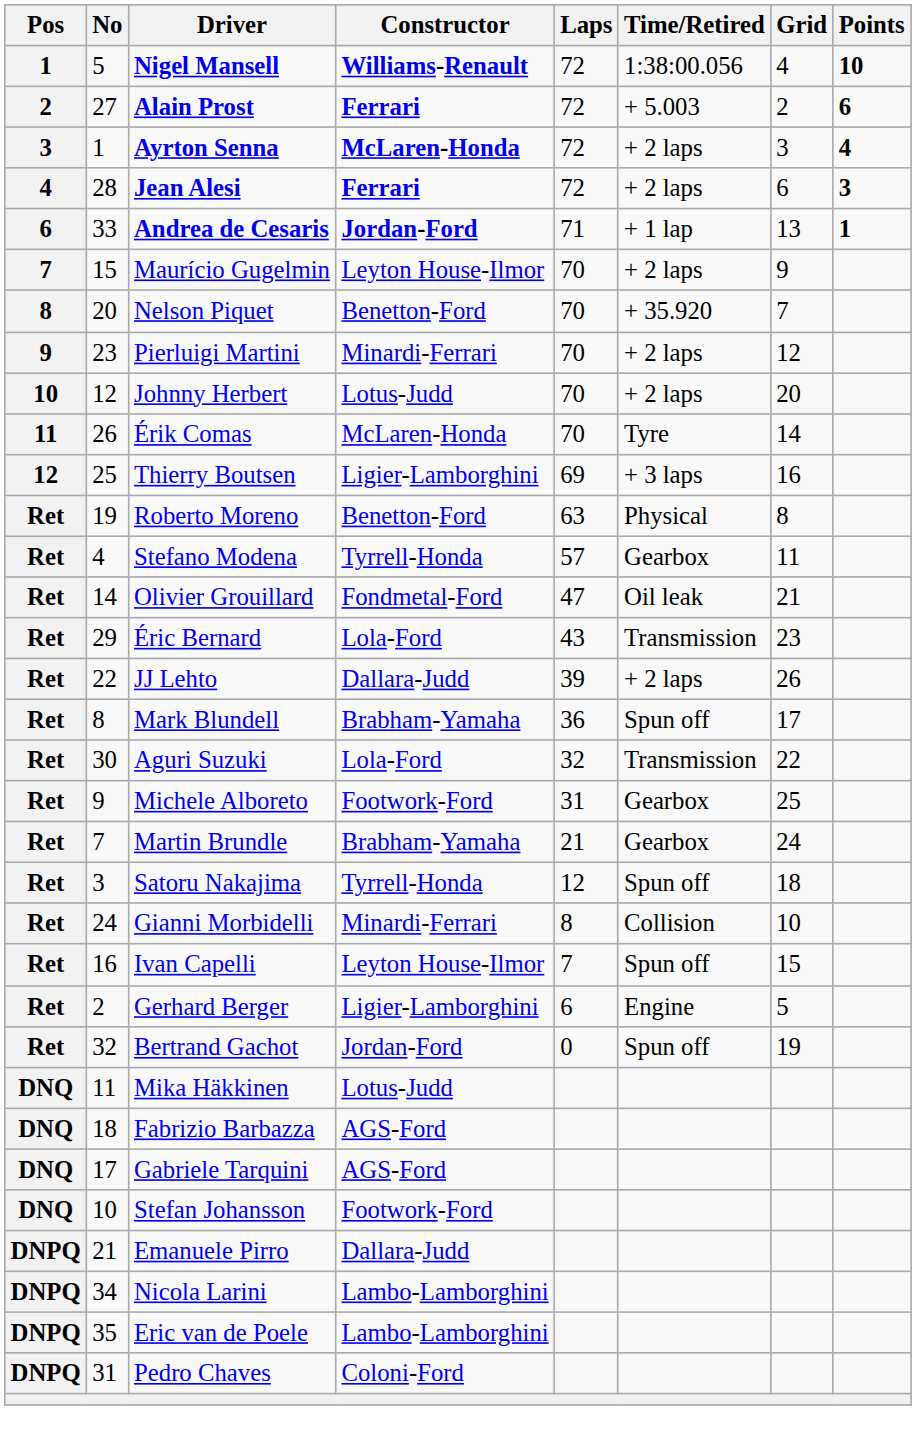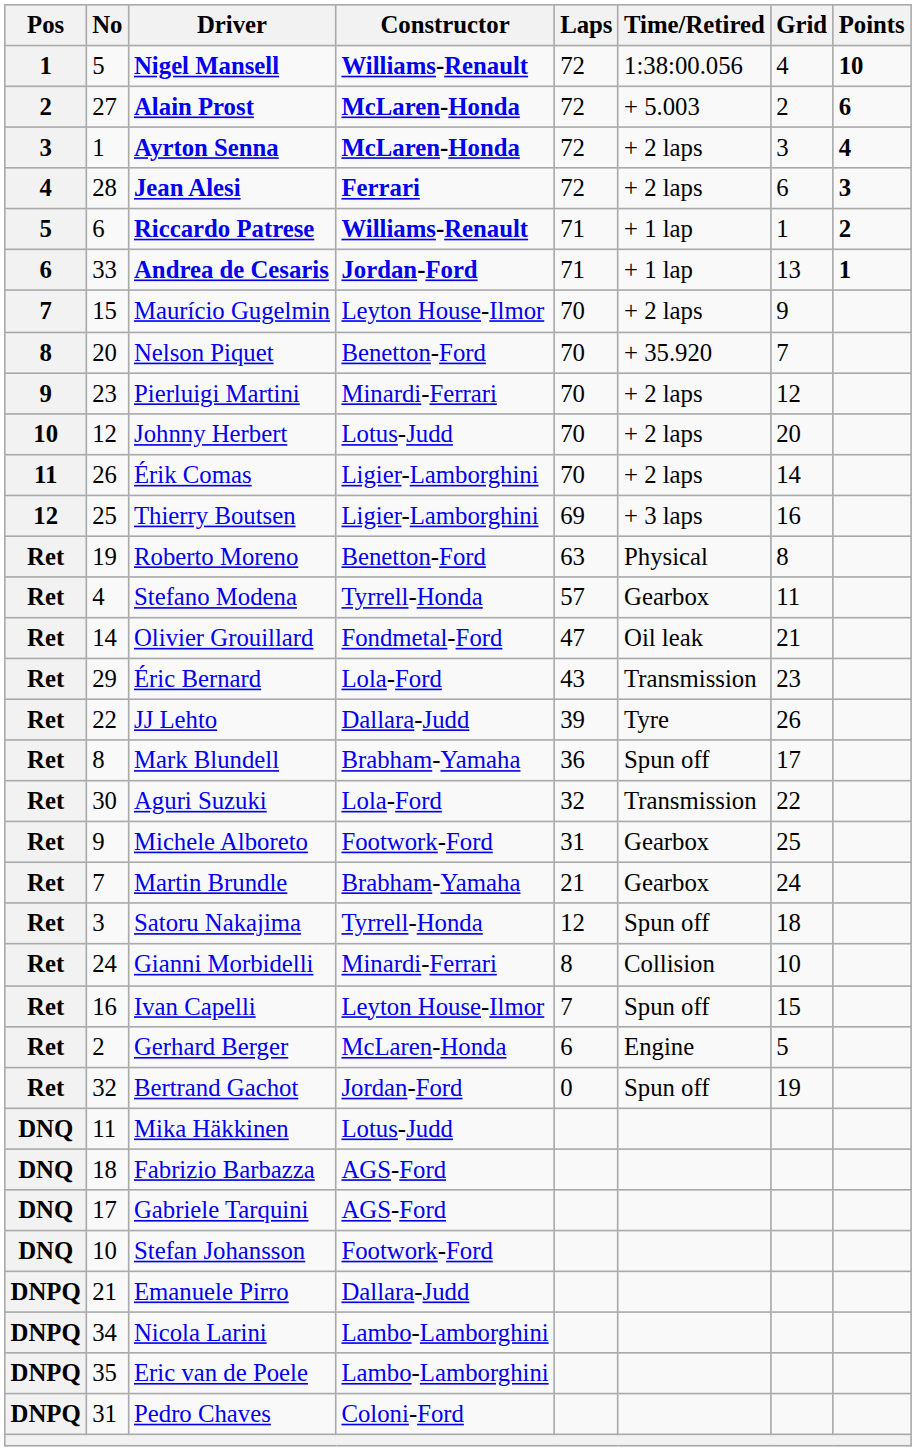(381, 106) Ferrari -> (431, 106) McLaren-Honda
+ row: (224, 229)
(424, 433) McLaren-Honda -> (440, 474) Ligier-Lamborghini
(647, 433) Tyre -> (663, 474) + 2 laps
(663, 678) + 2 laps -> (647, 719) Tyre
(440, 1005) Ligier-Lamborghini -> (424, 1046) McLaren-Honda
